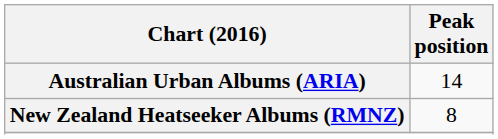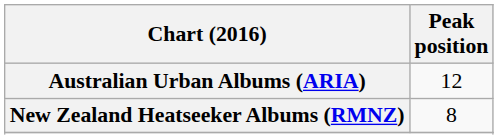(452, 80) 14 -> (452, 80) 12
